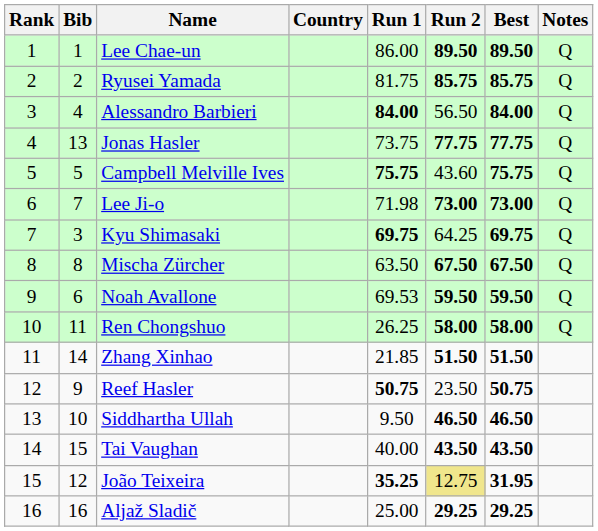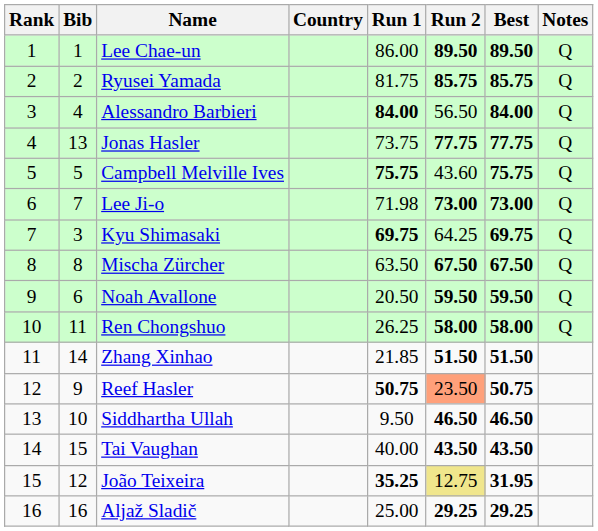(397, 296) 69.53 -> (397, 296) 20.50
(456, 388) no background -> (456, 388) lightsalmon background
